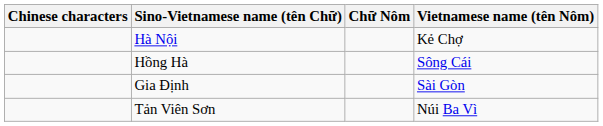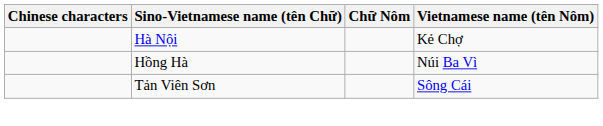(444, 62) Sông Cái -> (447, 62) Núi Ba Vì
- row: (162, 86)
(447, 109) Núi Ba Vì -> (444, 86) Sông Cái
